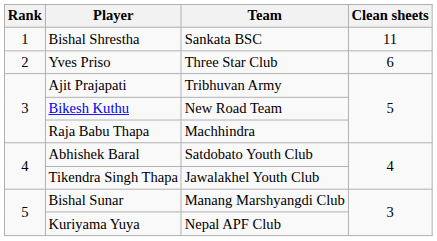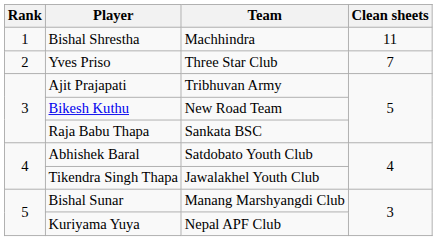(223, 39) Sankata BSC -> (220, 39) Machhindra
(390, 62) 6 -> (390, 62) 7
(220, 131) Machhindra -> (223, 131) Sankata BSC
